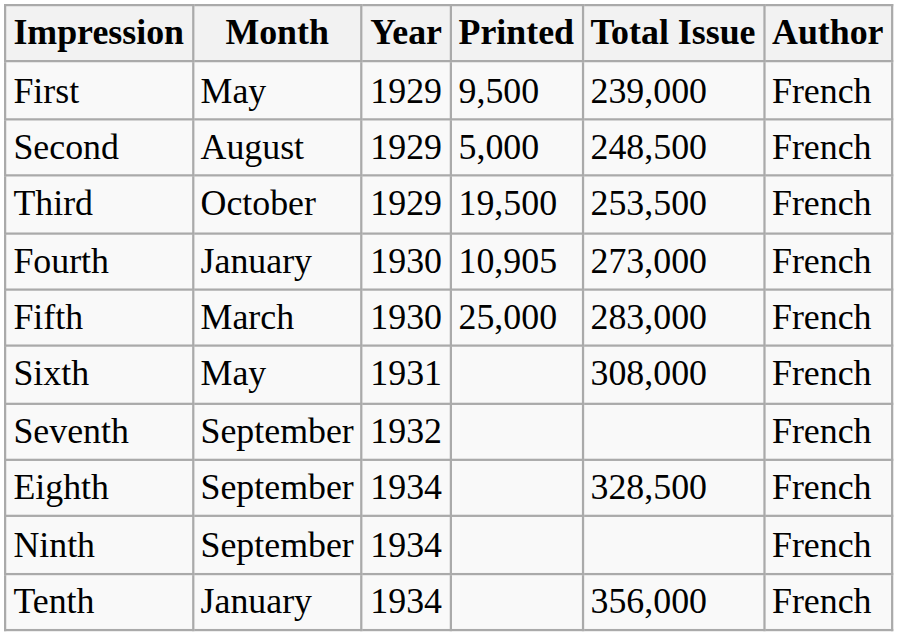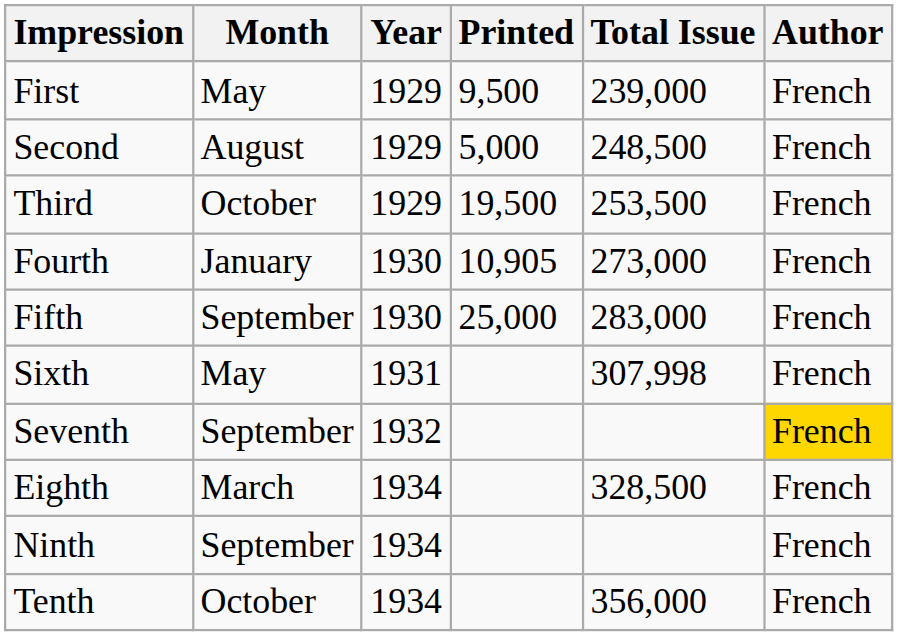(247, 317) March -> (277, 317) September
(649, 373) 308,000 -> (649, 373) 307,998
(822, 430) no background -> (822, 430) gold background
(277, 487) September -> (247, 487) March
(256, 601) January -> (258, 601) October
